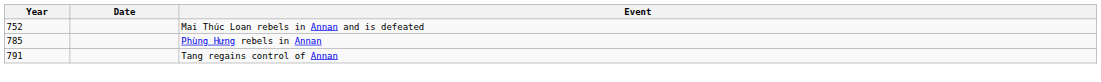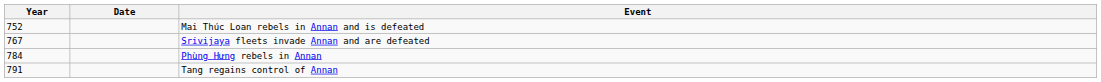+ row: (305, 41)
(15, 41) 785 -> (15, 56) 784
